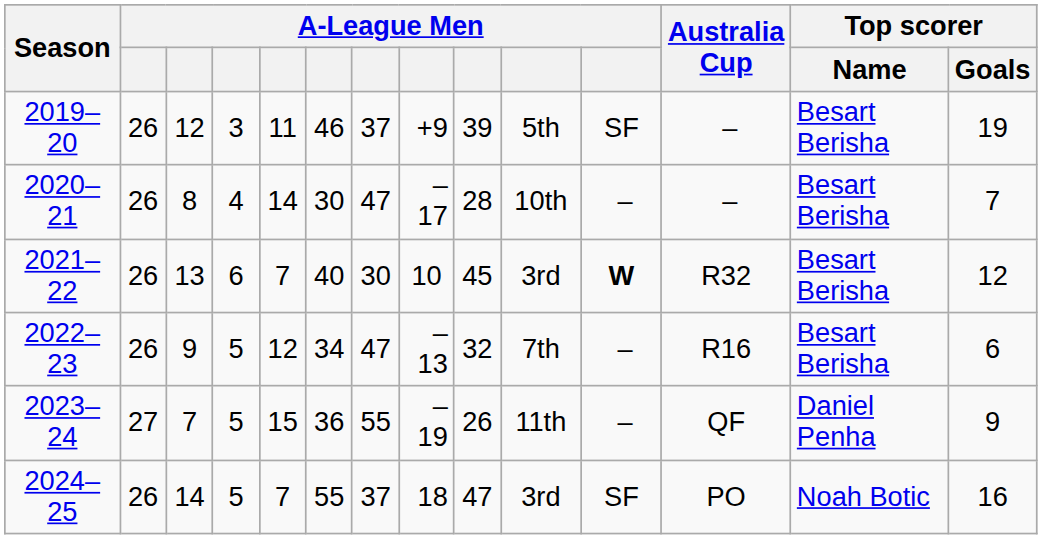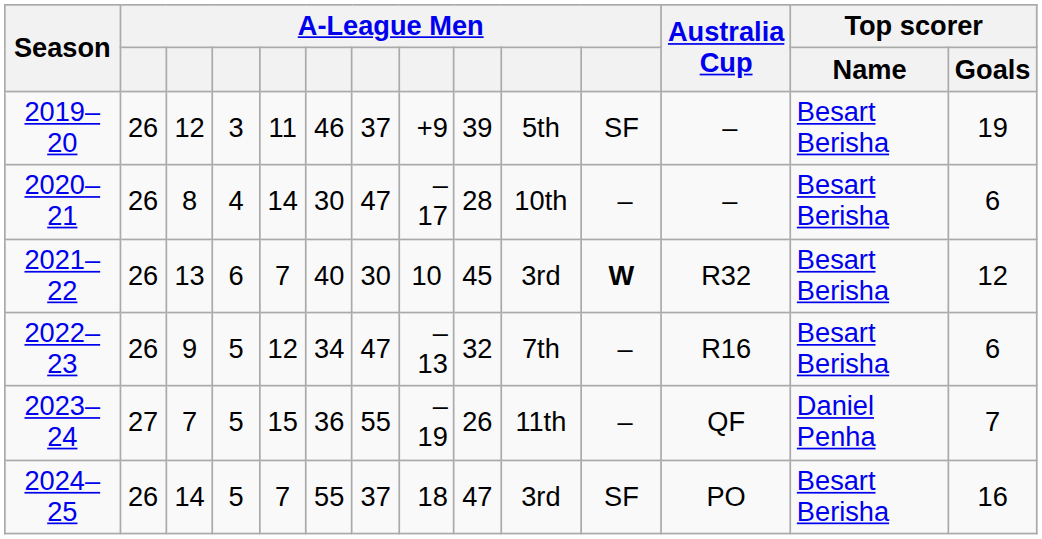(993, 201) 7 -> (993, 201) 6
(993, 422) 9 -> (993, 422) 7
(863, 496) Noah Botic -> (843, 496) Besart Berisha
